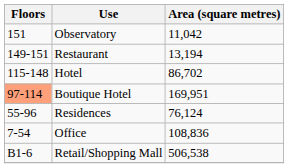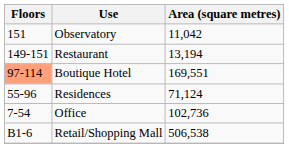- row: (68, 73)
(188, 93) 169,951 -> (188, 73) 169,551
(185, 113) 76,124 -> (185, 93) 71,124
(188, 133) 108,836 -> (188, 113) 102,736
